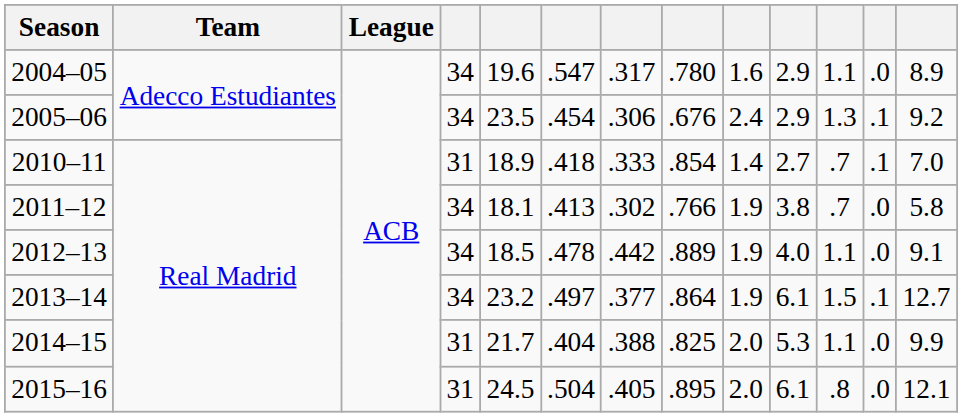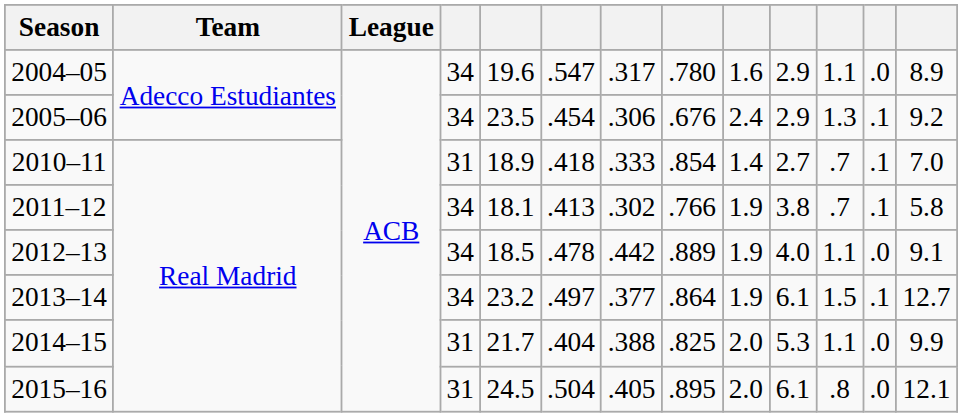(880, 207) .0 -> (880, 207) .1
